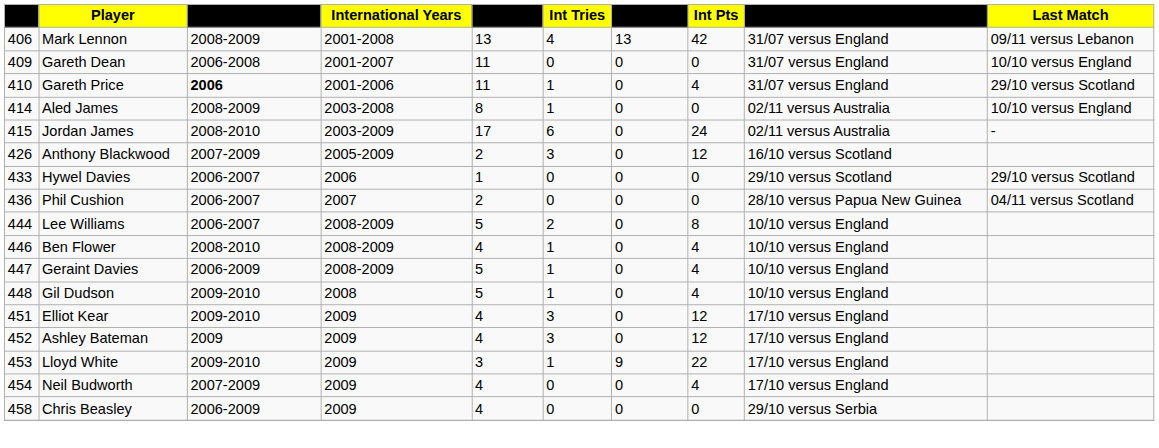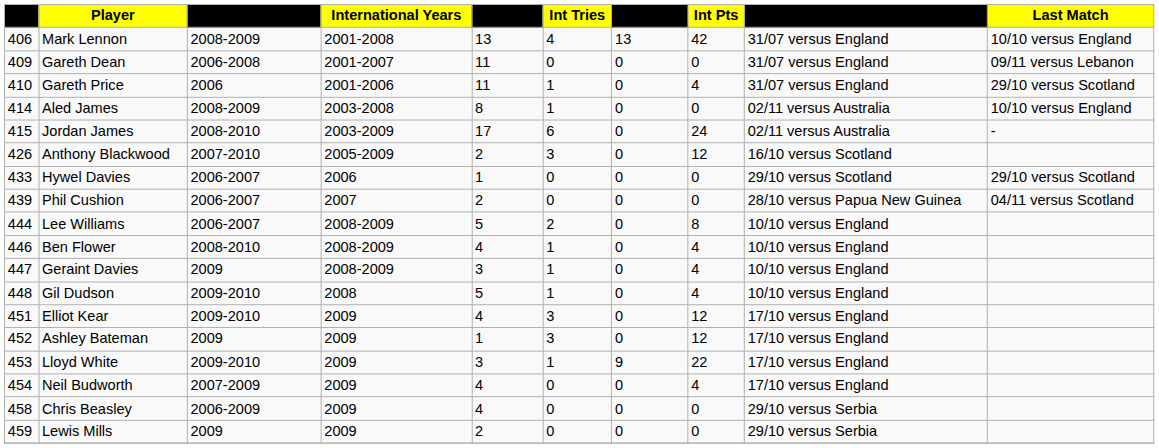(1062, 39) 09/11 versus Lebanon -> (1061, 39) 10/10 versus England
(1061, 62) 10/10 versus England -> (1062, 62) 09/11 versus Lebanon
(207, 85) bold -> (207, 85) normal
(225, 154) 2007-2009 -> (225, 154) 2007-2010
(20, 200) 436 -> (20, 200) 439
(225, 270) 2006-2009 -> (207, 270) 2009
(479, 270) 5 -> (479, 270) 3
(479, 339) 4 -> (479, 339) 1
+ row: (77, 431)
